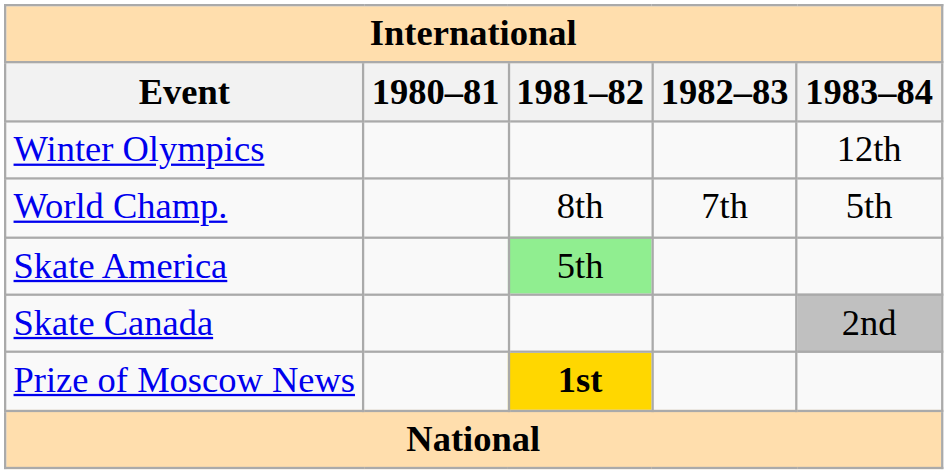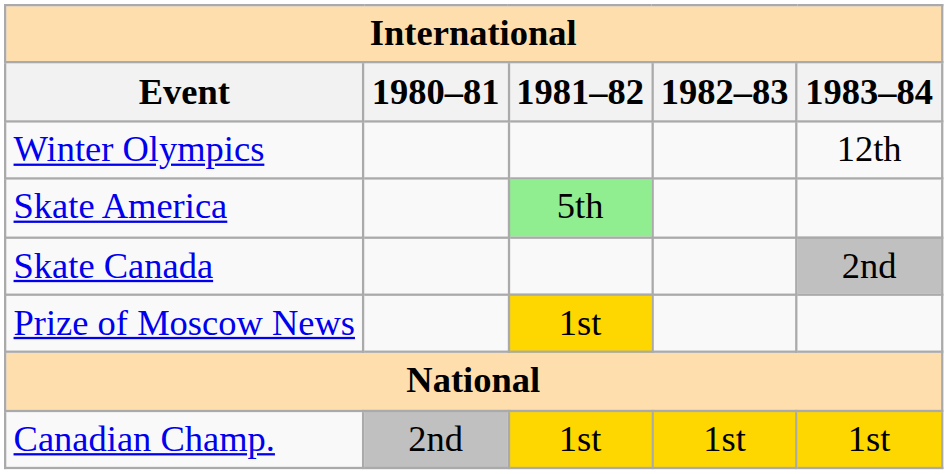- row: (120, 206)
(580, 380) bold -> (580, 322) normal
+ row: (144, 438)
